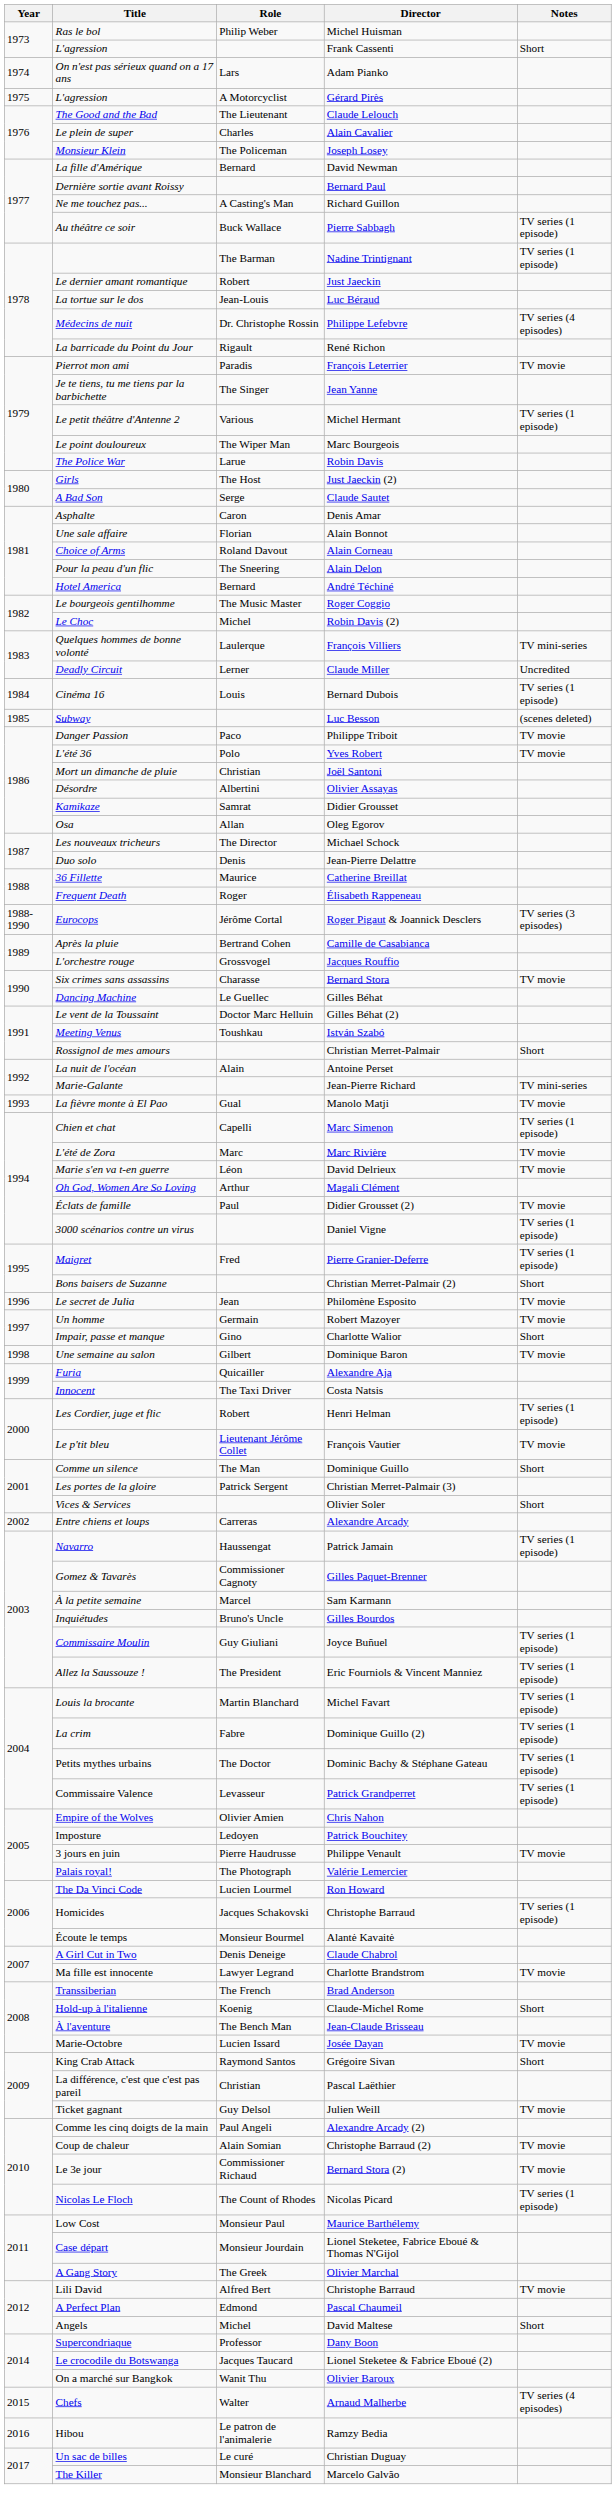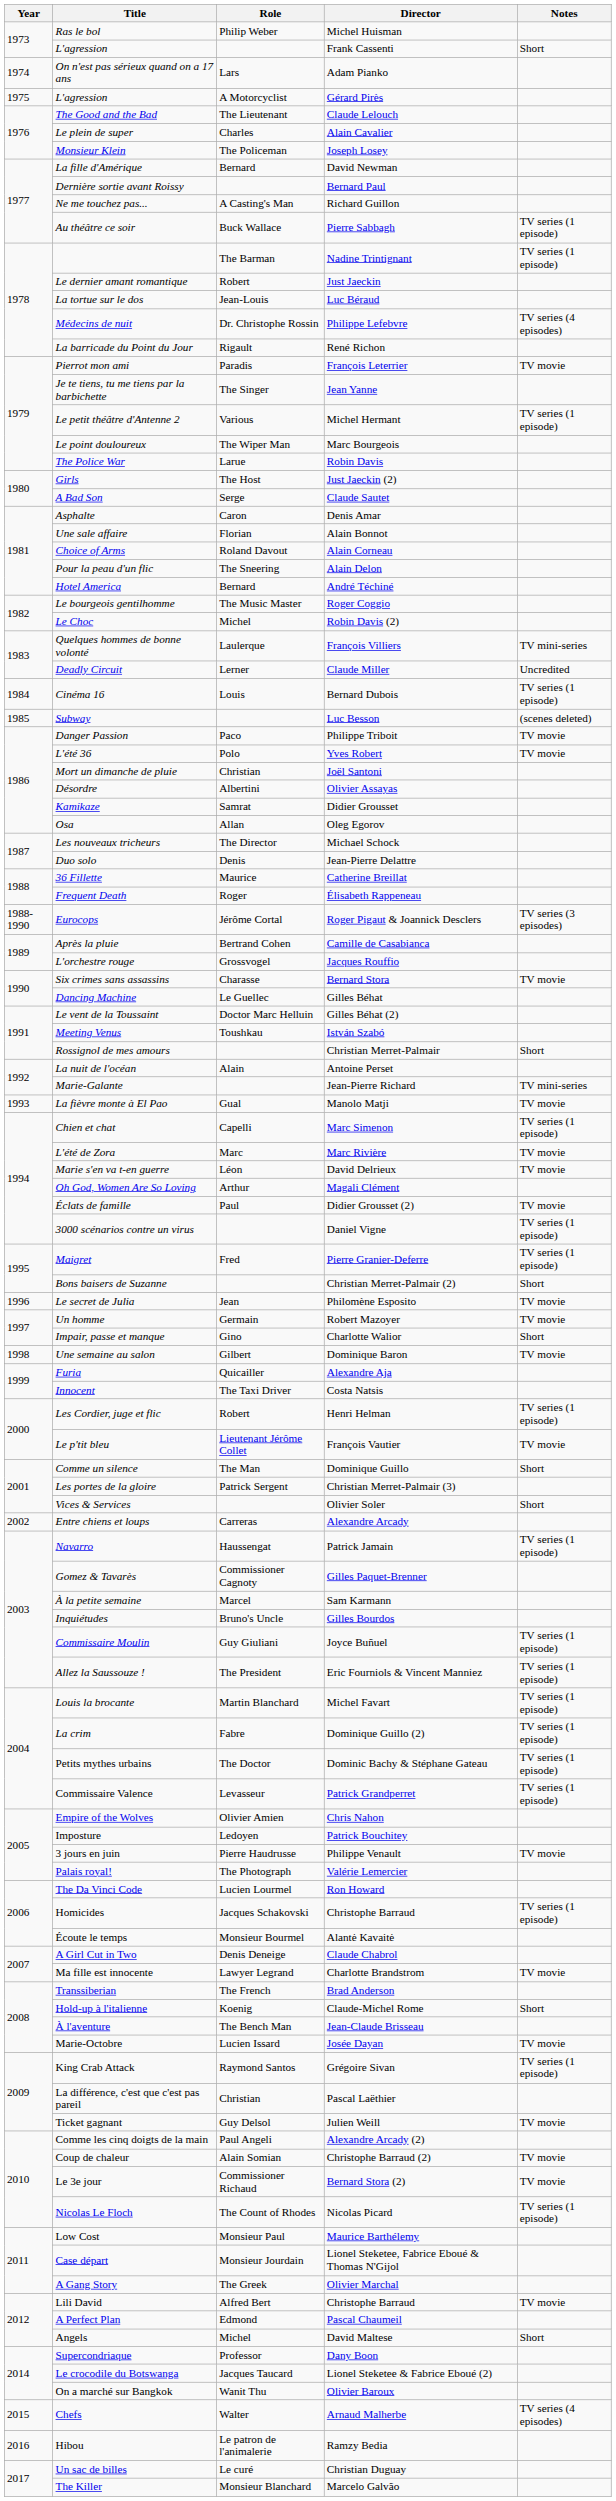(532, 2061) Short -> (547, 2067) TV series (1 episode)
